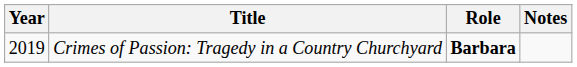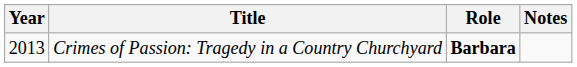(27, 47) 2019 -> (27, 47) 2013
